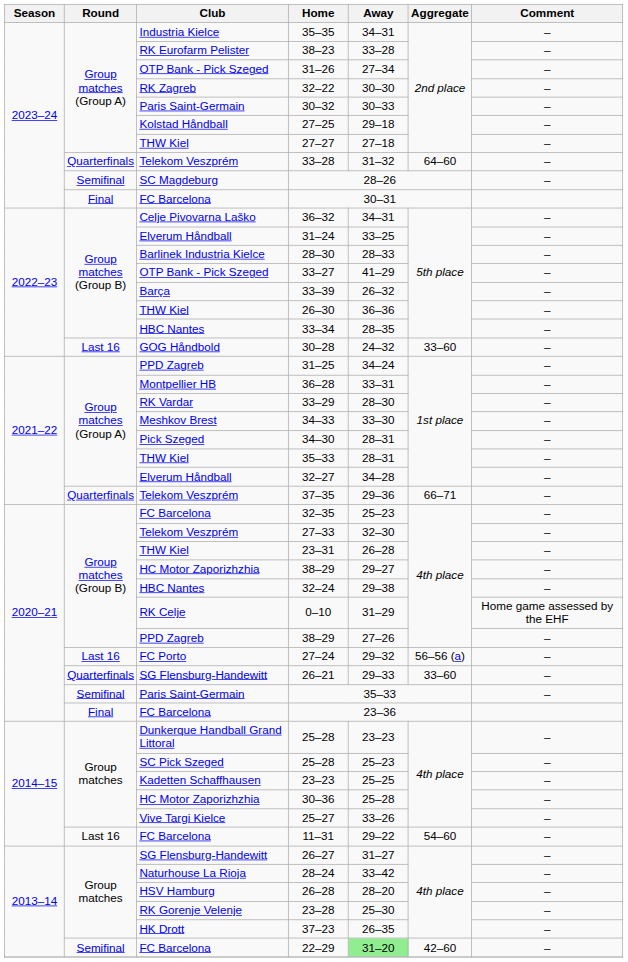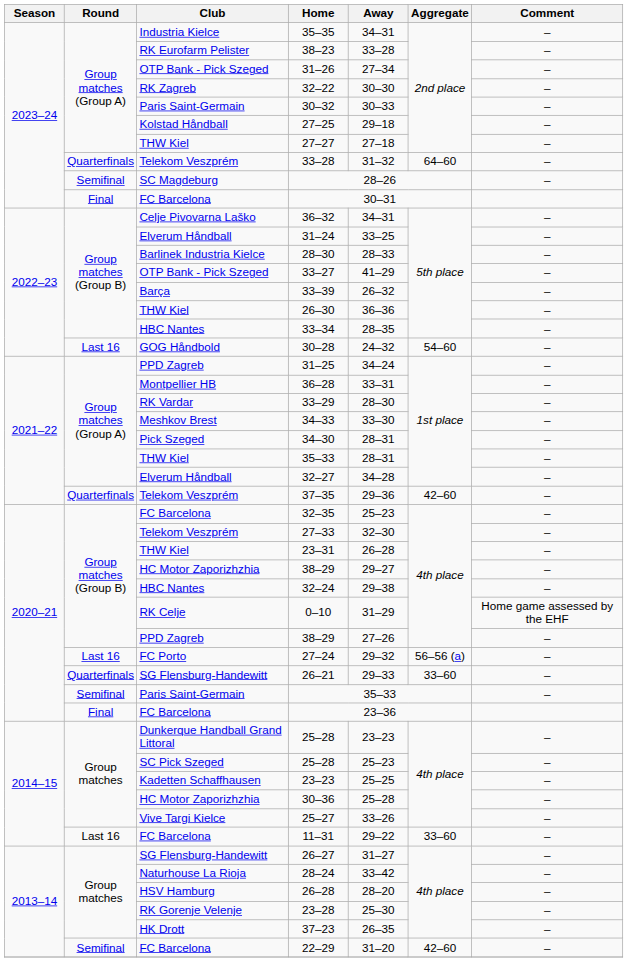(440, 347) 33–60 -> (440, 347) 54–60
(440, 495) 66–71 -> (440, 495) 42–60
(440, 836) 54–60 -> (440, 836) 33–60
(378, 947) lightgreen background -> (378, 947) no background
